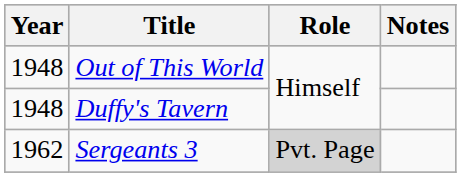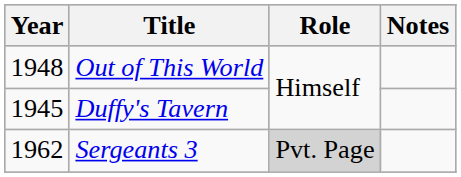(37, 108) 1948 -> (37, 108) 1945
